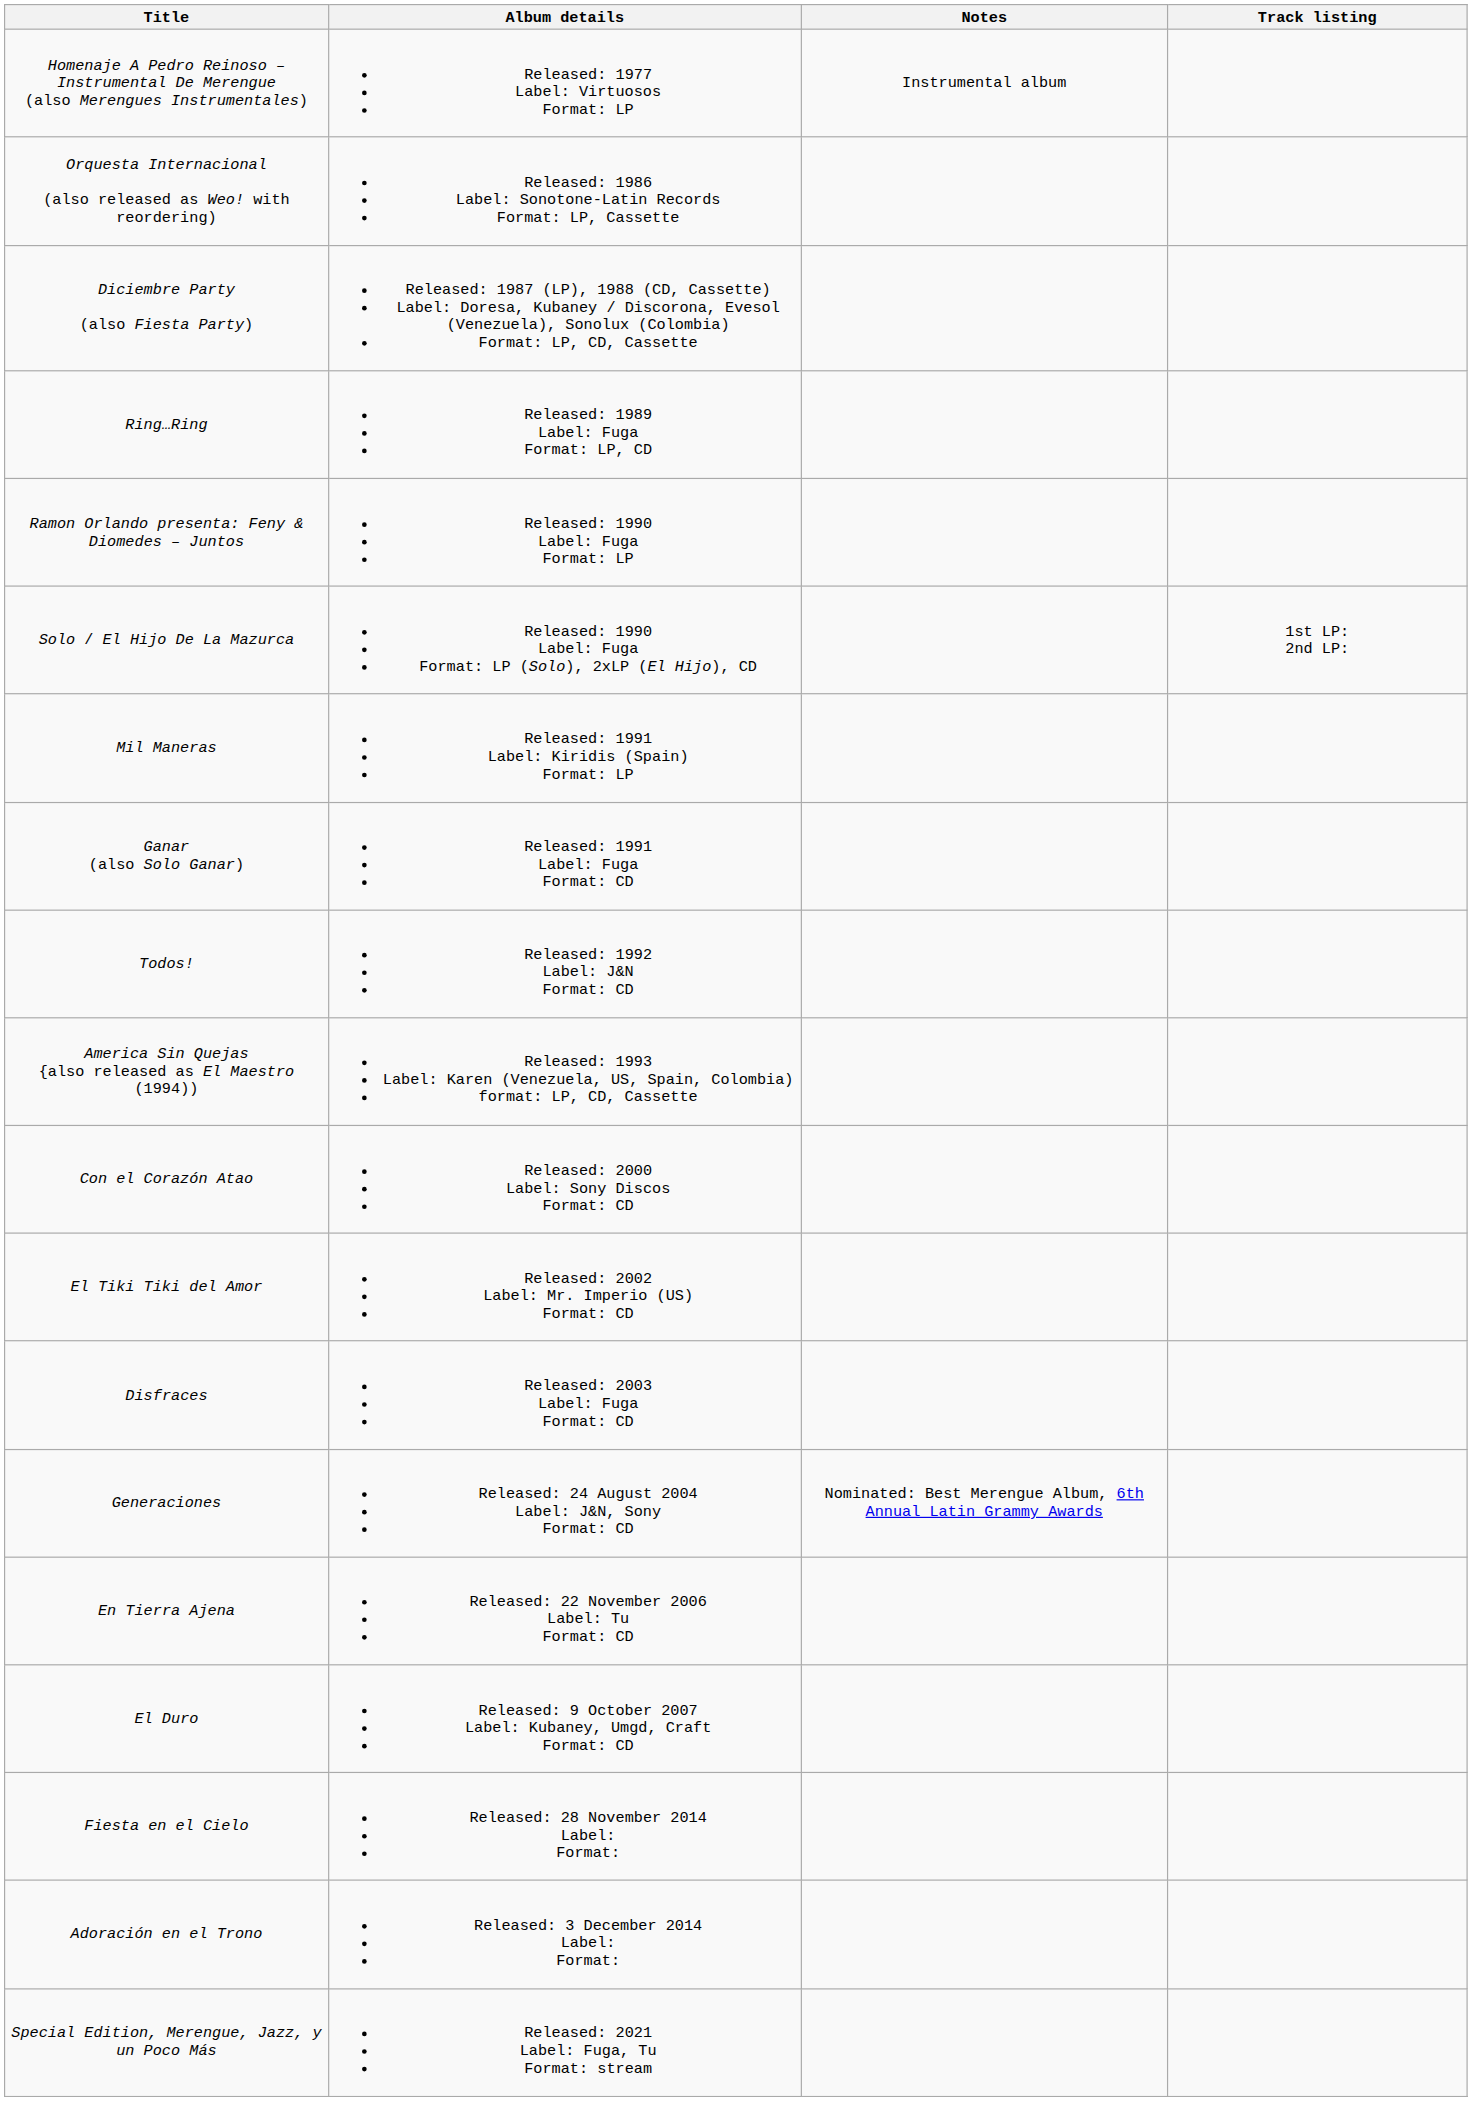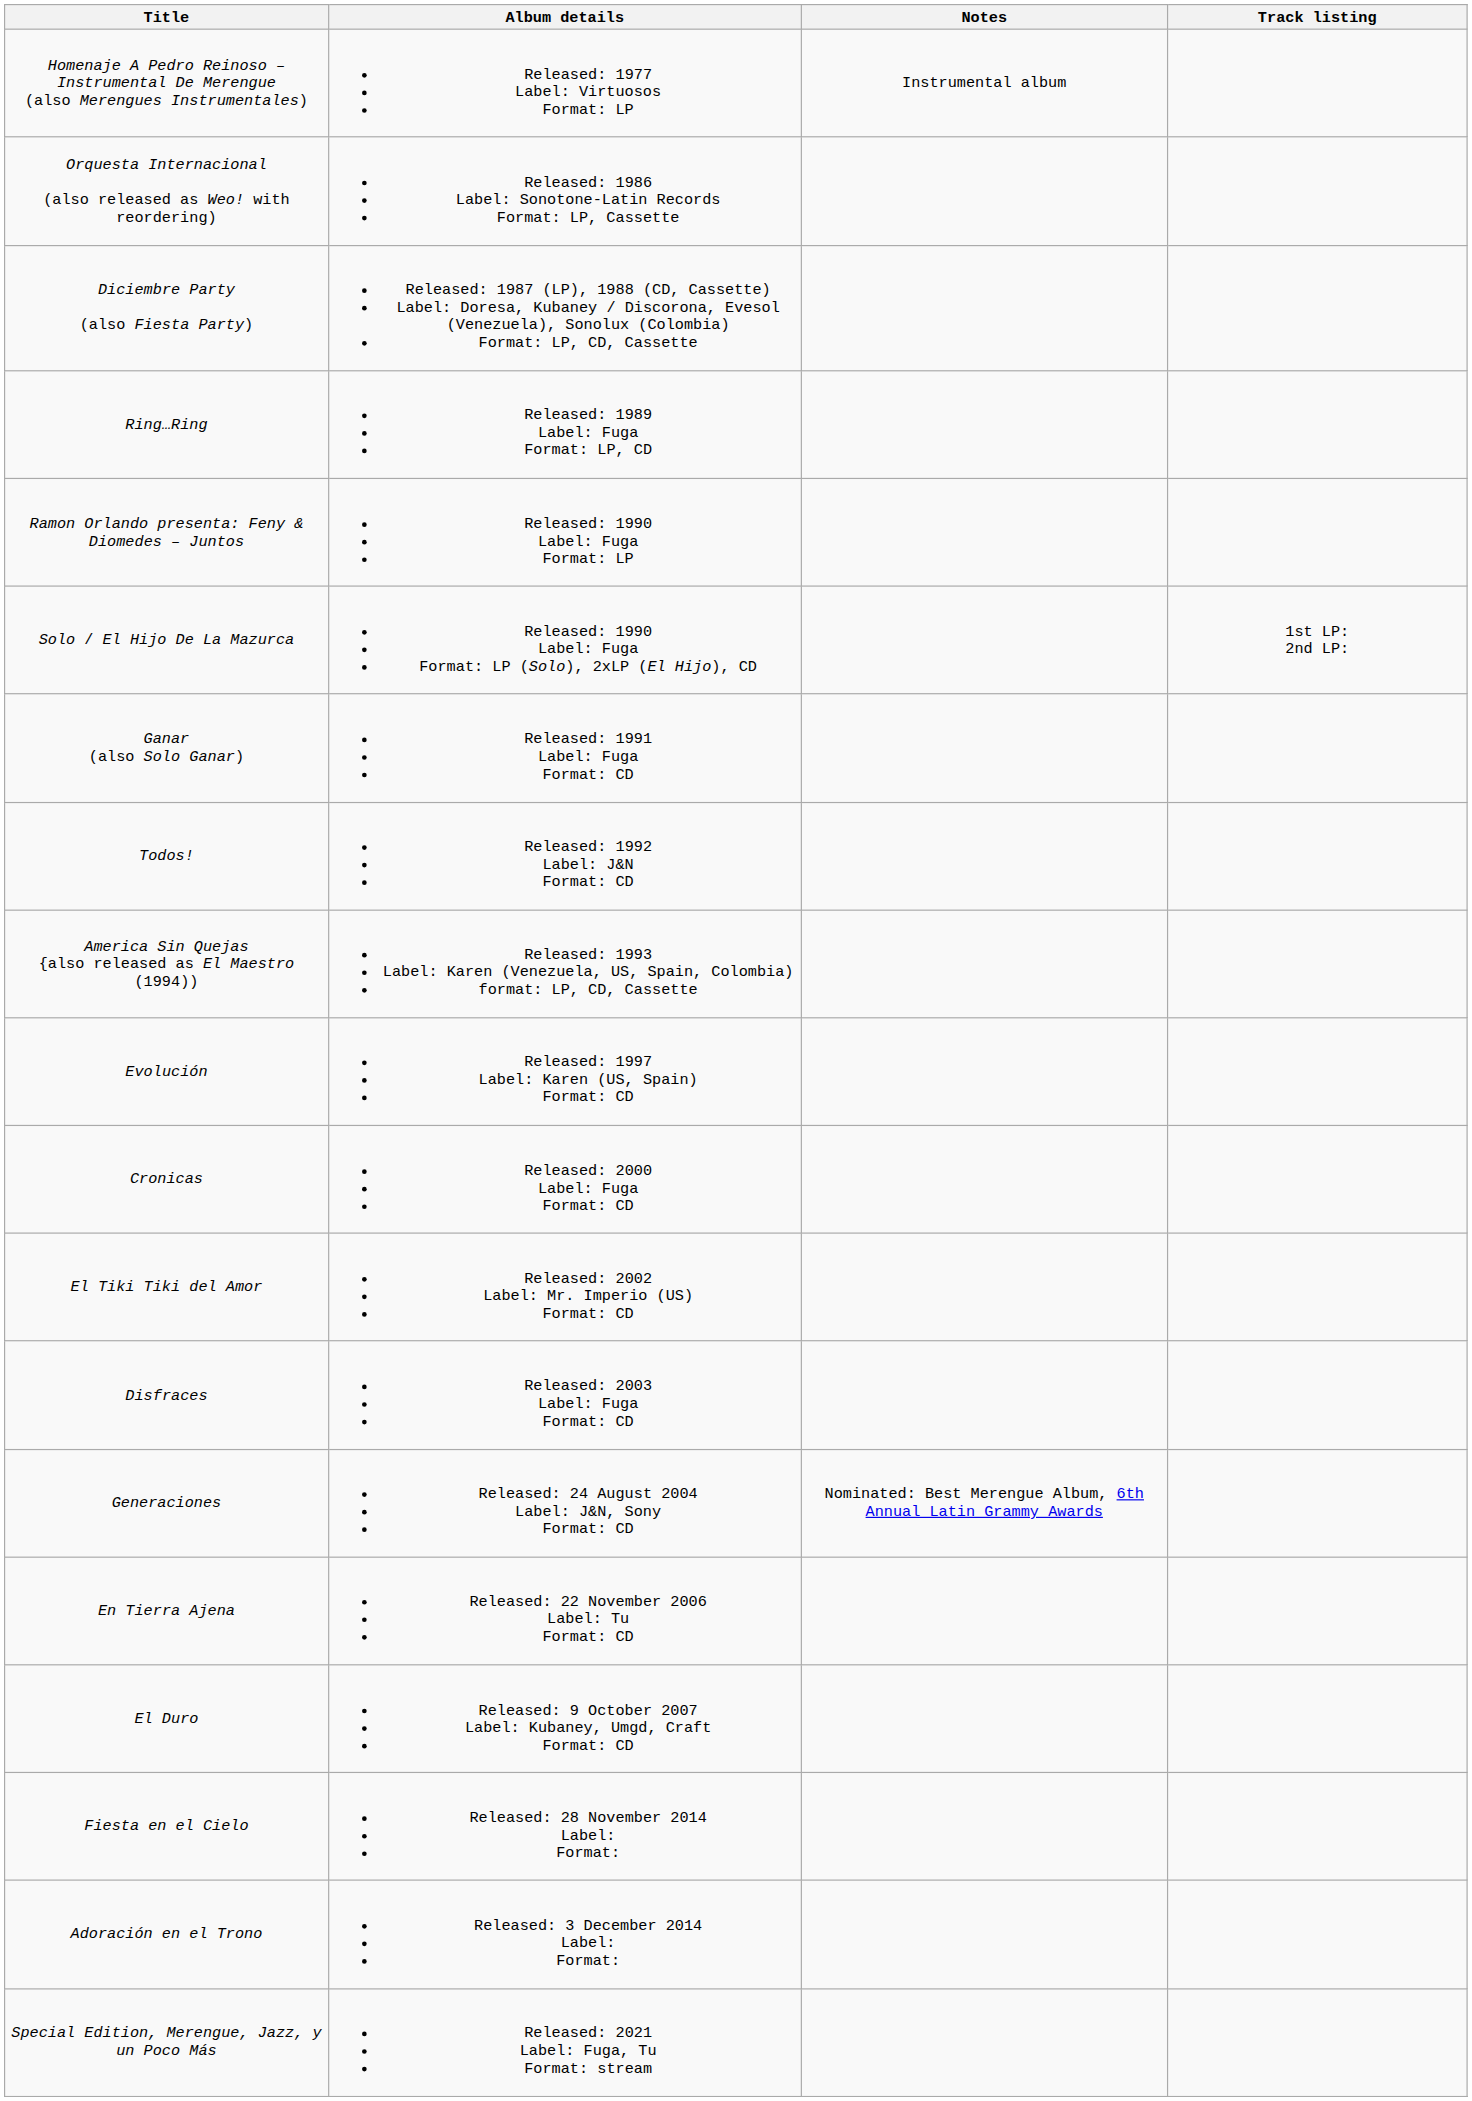- row: (166, 748)
+ row: (166, 1072)
+ row: (166, 1179)
- row: (166, 1179)
